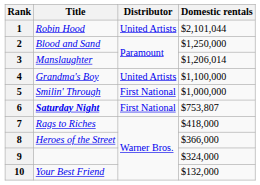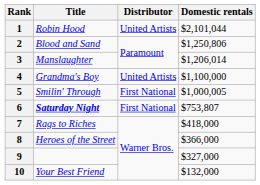(204, 44) $1,250,000 -> (204, 44) $1,250,806
(204, 92) $1,000,000 -> (204, 92) $1,000,005
(200, 156) $324,000 -> (200, 156) $327,000
